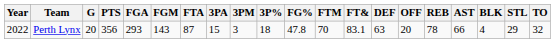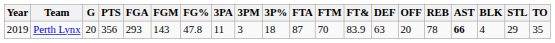columns swapped: (300, 13) <-> (194, 13)
(18, 30) 2022 -> (18, 30) 2019
(214, 30) 15 -> (219, 30) 11
(356, 30) 83.1 -> (356, 30) 83.9
(459, 30) normal -> (459, 30) bold
(538, 30) 32 -> (538, 30) 35
